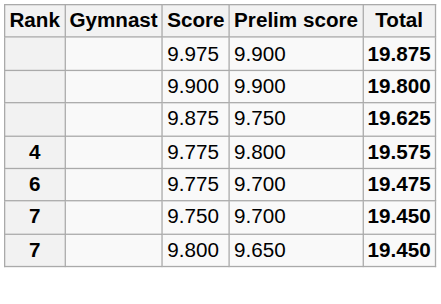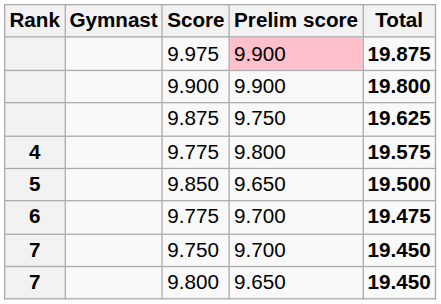(260, 53) no background -> (260, 53) pink background
+ row: (35, 184)
